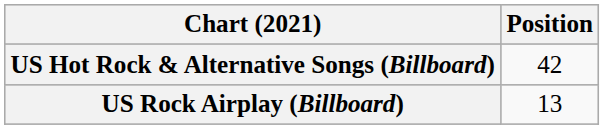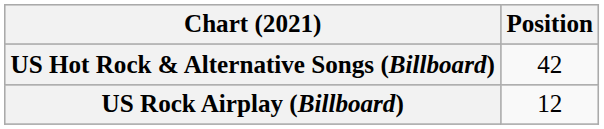(550, 104) 13 -> (550, 104) 12
